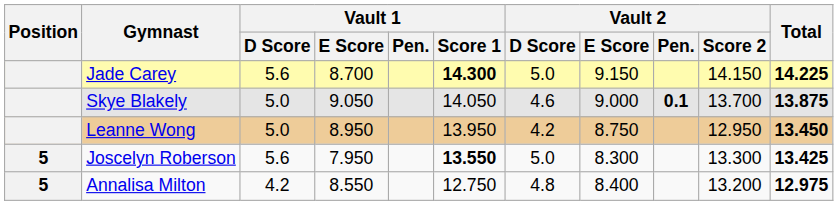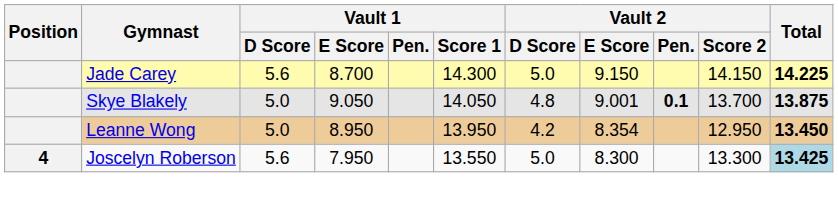(469, 74) bold -> (469, 74) normal
(542, 102) 4.6 -> (542, 102) 4.8
(617, 102) 9.000 -> (617, 102) 9.001
(617, 130) 8.750 -> (617, 130) 8.354
(43, 158) 5 -> (43, 158) 4
(469, 158) bold -> (469, 158) normal
(801, 158) no background -> (801, 158) lightblue background
- row: (146, 185)
